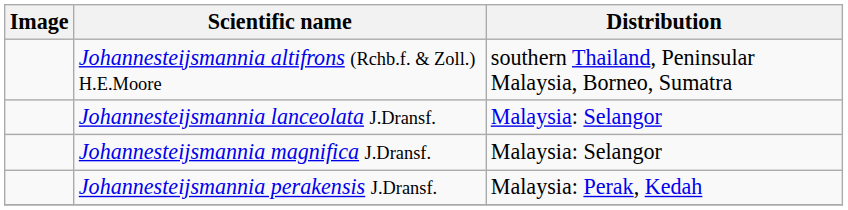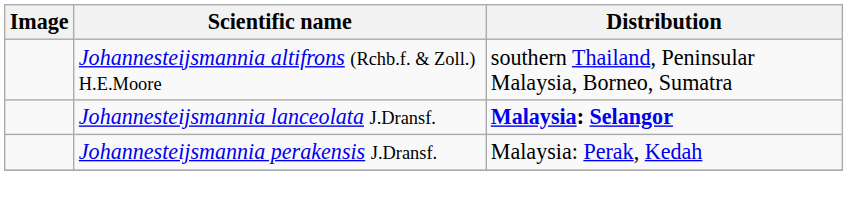(576, 116) normal -> (582, 116) bold
- row: (255, 151)
